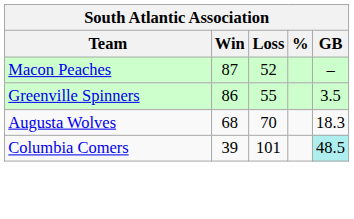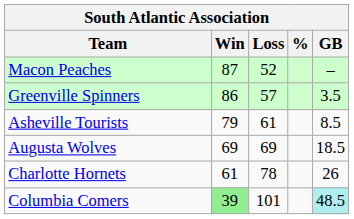(268, 95) 55 -> (268, 95) 57
+ row: (68, 122)
(230, 122) 68 -> (230, 148) 69
(268, 122) 70 -> (268, 148) 69
(331, 122) 18.3 -> (331, 148) 18.5
+ row: (67, 174)
(230, 148) no background -> (230, 200) lightgreen background
